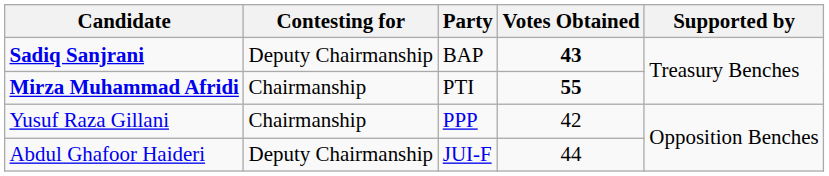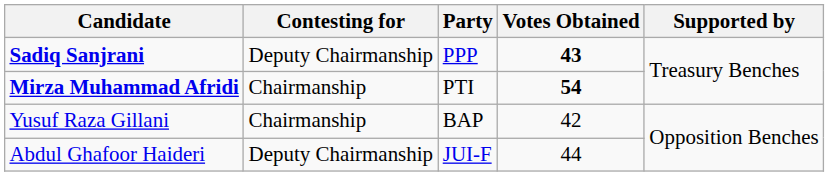(463, 54) BAP -> (460, 54) PPP
(571, 87) 55 -> (571, 87) 54
(460, 120) PPP -> (463, 120) BAP
